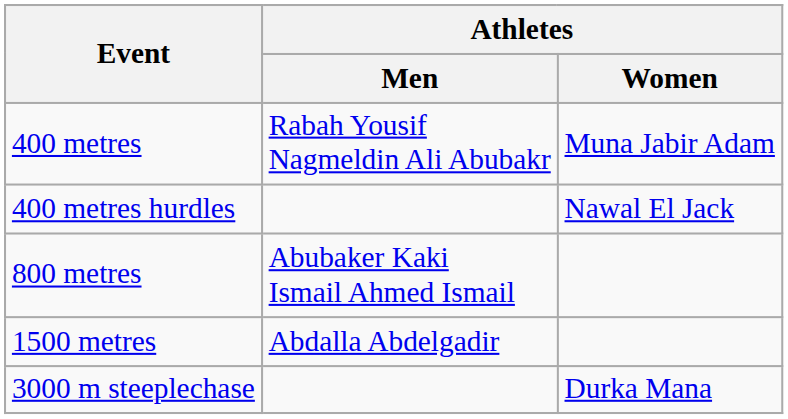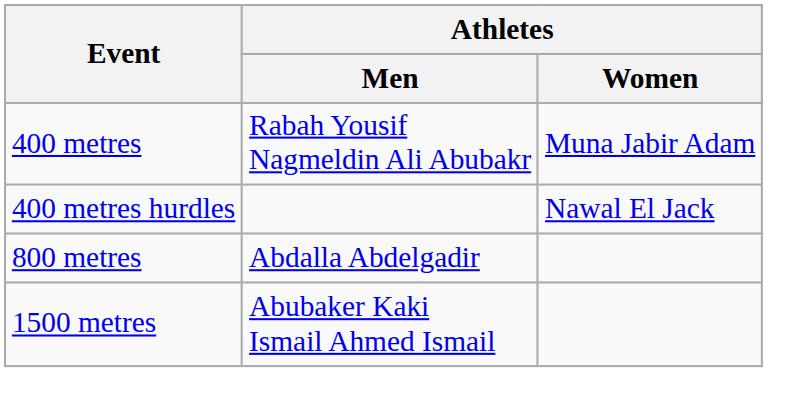(392, 274) Abubaker Kaki Ismail Ahmed Ismail -> (364, 257) Abdalla Abdelgadir
(384, 340) Abdalla Abdelgadir -> (372, 323) Abubaker Kaki Ismail Ahmed Ismail
- row: (133, 389)
